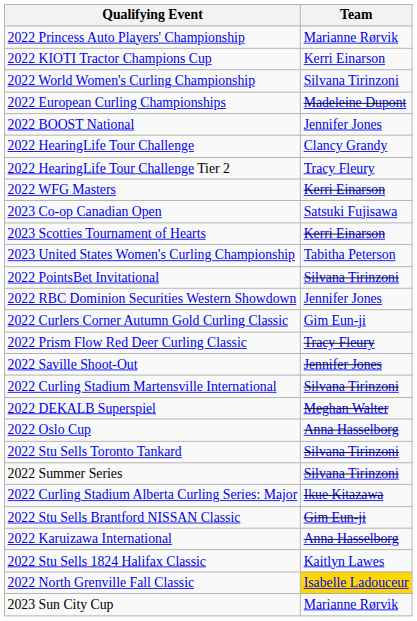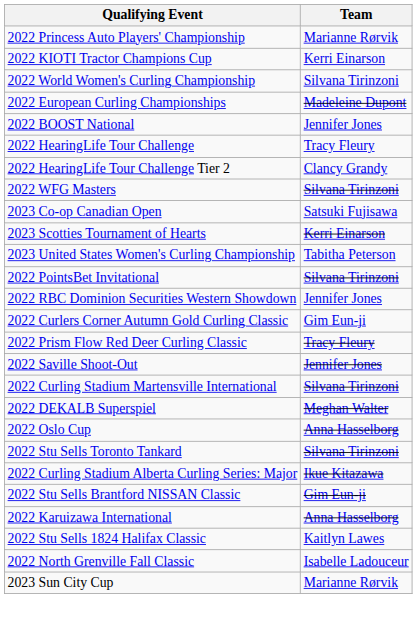(345, 146) Clancy Grandy -> (339, 146) Tracy Fleury
(339, 168) Tracy Fleury -> (345, 168) Clancy Grandy
(344, 189) Kerri Einarson -> (351, 189) Silvana Tirinzoni
- row: (65, 473)
(356, 582) gold background -> (356, 560) no background
